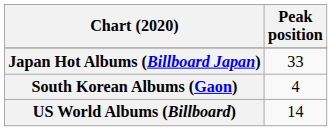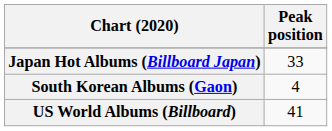(295, 112) 14 -> (295, 112) 41
